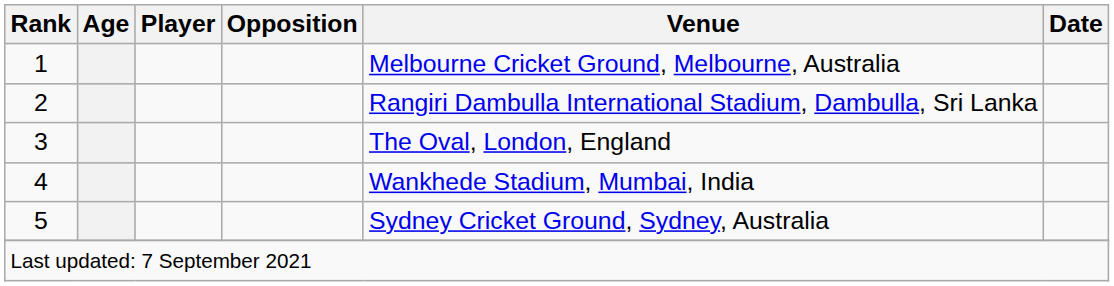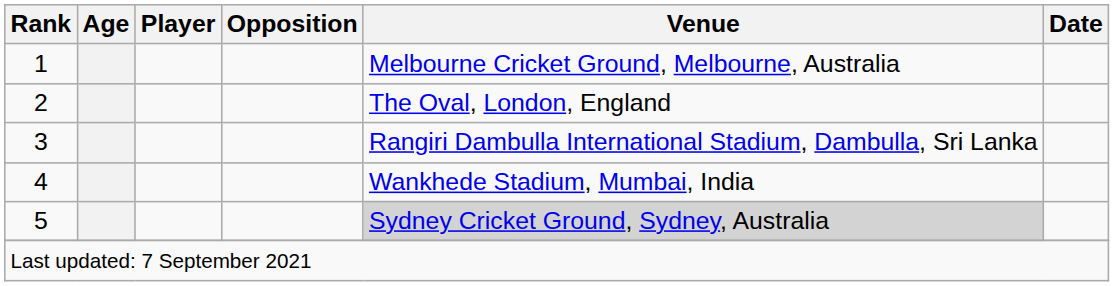(703, 102) Rangiri Dambulla International Stadium, Dambulla, Sri Lanka -> (520, 102) The Oval, London, England
(520, 142) The Oval, London, England -> (703, 142) Rangiri Dambulla International Stadium, Dambulla, Sri Lanka
(599, 220) no background -> (599, 220) lightgrey background
